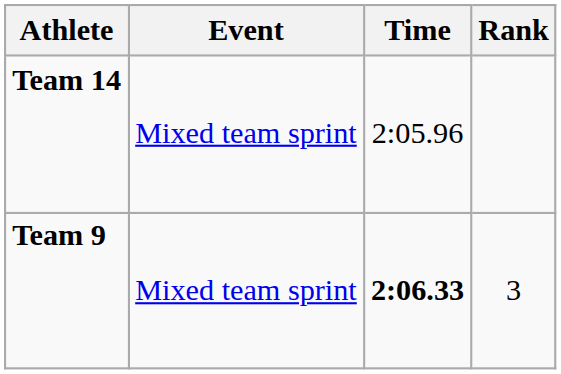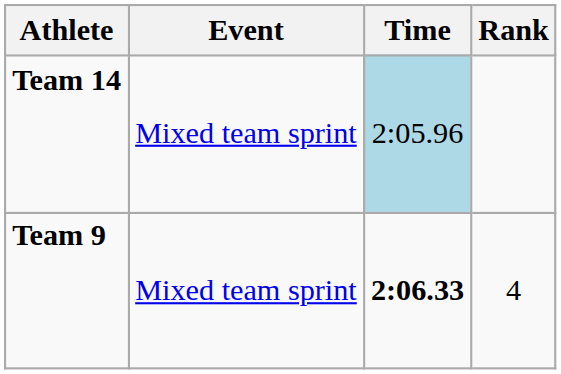(418, 133) no background -> (418, 133) lightblue background
(514, 290) 3 -> (514, 290) 4
